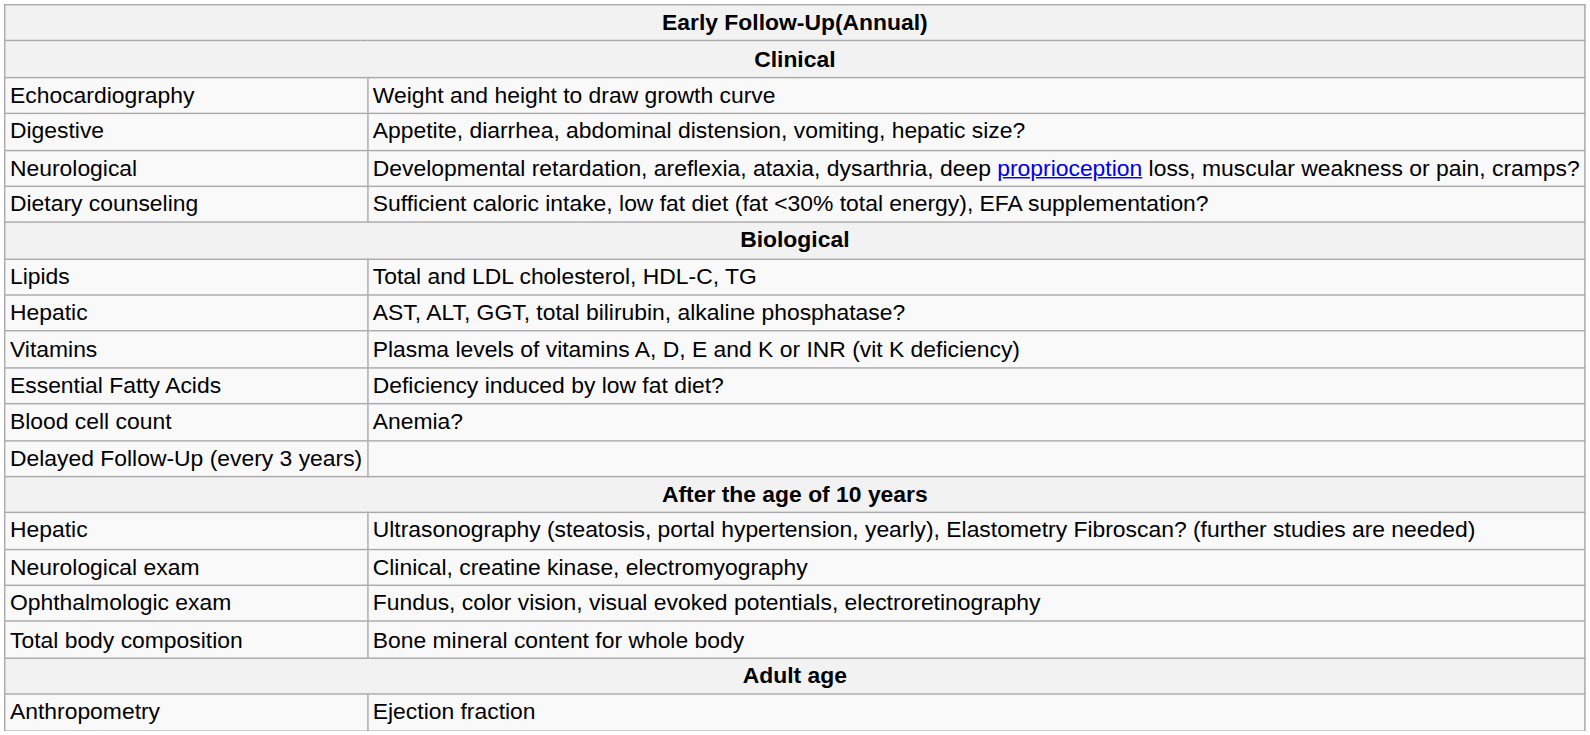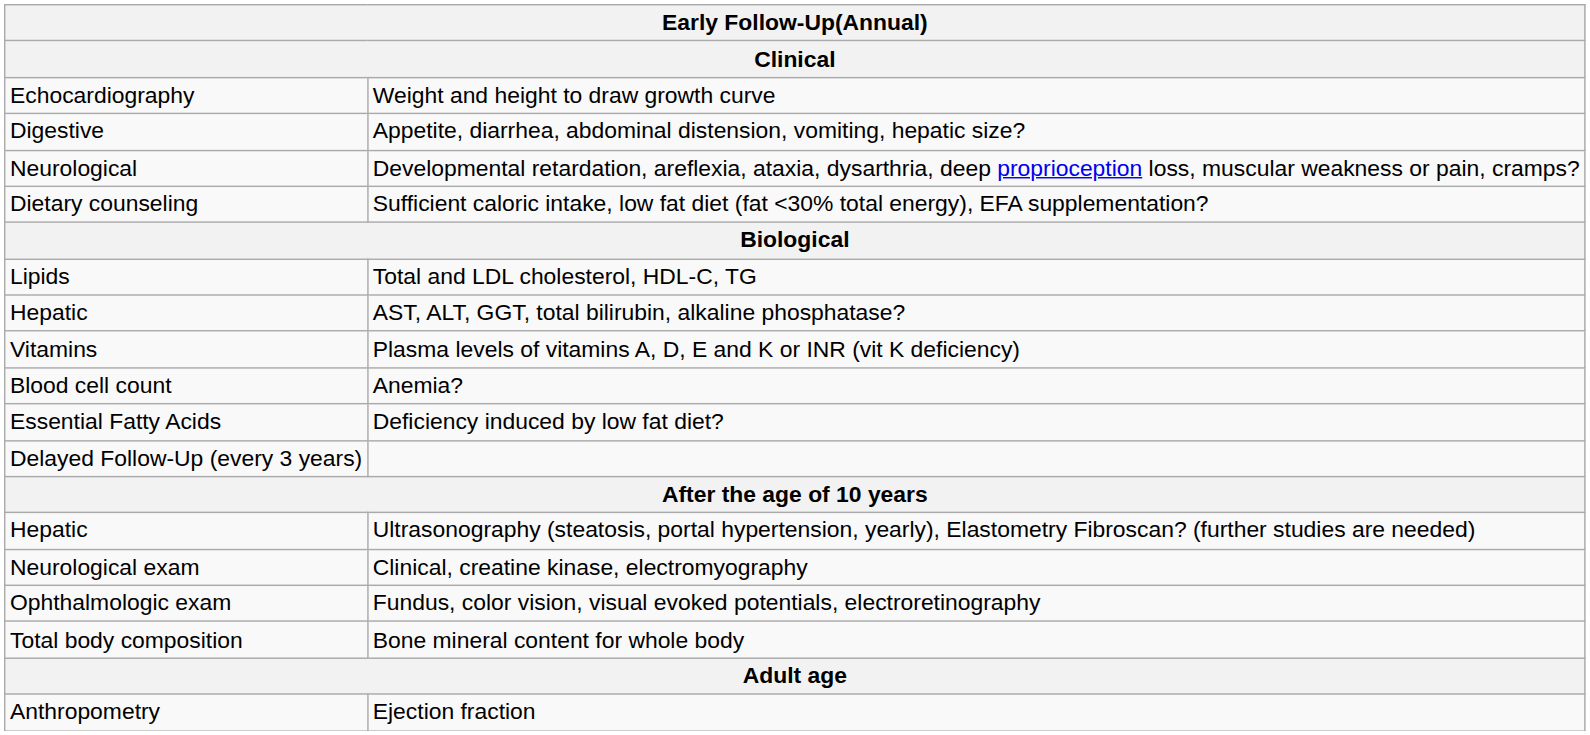rows swapped: (548, 385) <-> (418, 421)
